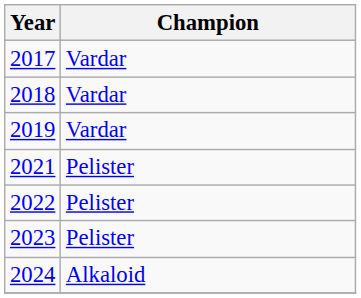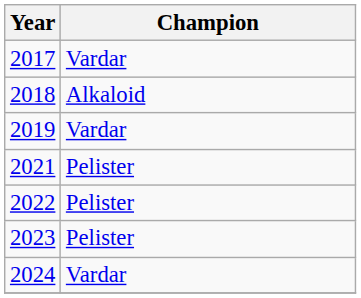(96, 94) Vardar -> (106, 94) Alkaloid
(106, 274) Alkaloid -> (96, 274) Vardar
